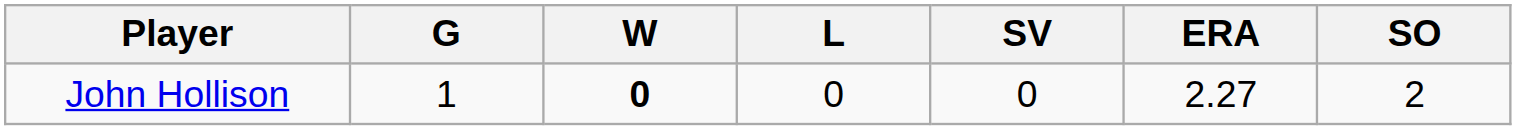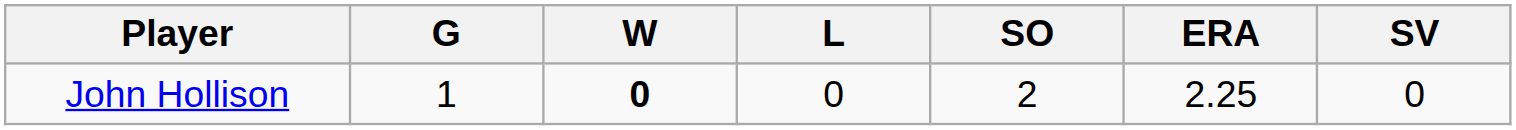columns swapped: (1027, 34) <-> (1415, 34)
(1221, 93) 2.27 -> (1221, 93) 2.25
